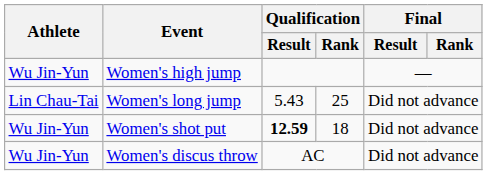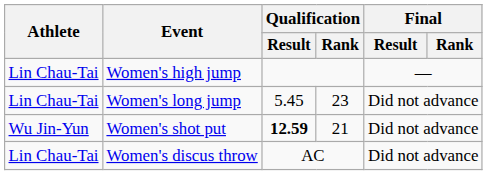(49, 72) Wu Jin-Yun -> (54, 72) Lin Chau-Tai
(289, 100) 5.43 -> (289, 100) 5.45
(340, 100) 25 -> (340, 100) 23
(340, 128) 18 -> (340, 128) 21
(49, 156) Wu Jin-Yun -> (54, 156) Lin Chau-Tai
